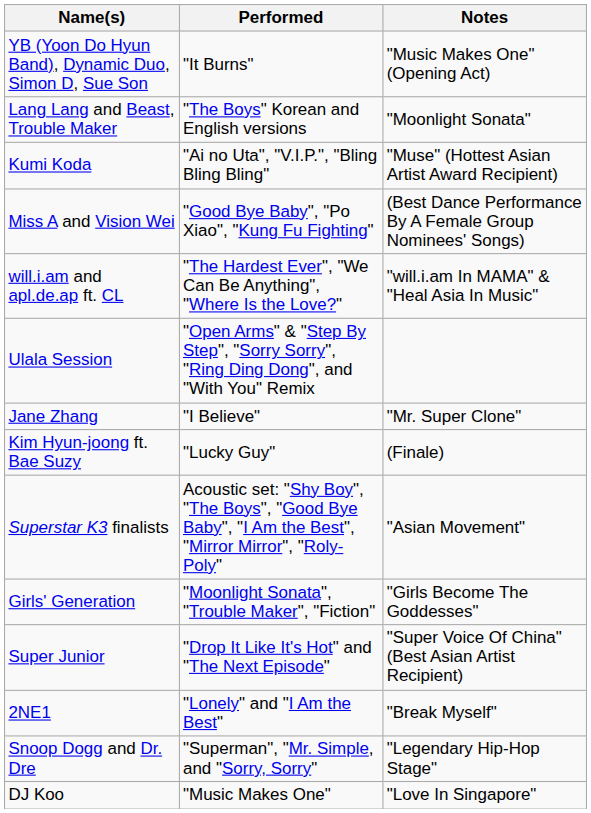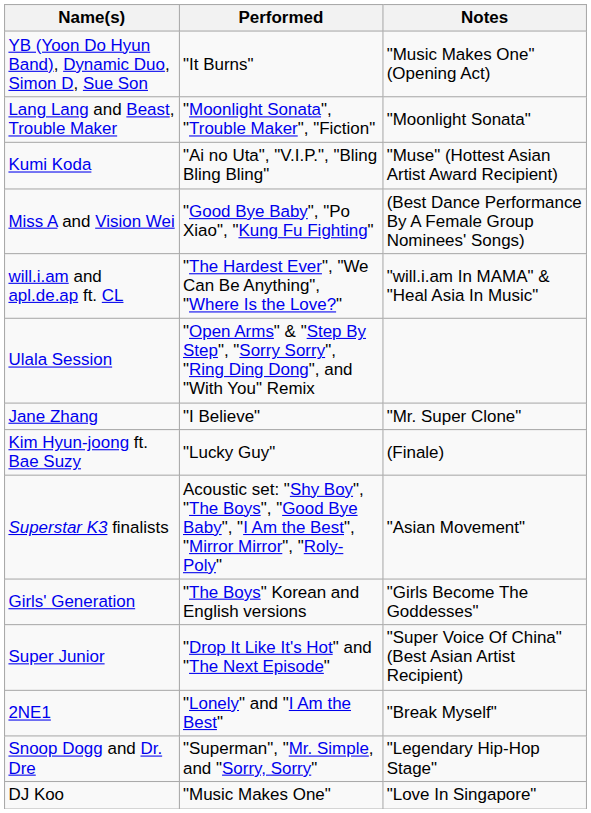(271, 119) "The Boys" Korean and English versions -> (279, 119) "Moonlight Sonata", "Trouble Maker", "Fiction"
(279, 601) "Moonlight Sonata", "Trouble Maker", "Fiction" -> (271, 601) "The Boys" Korean and English versions
